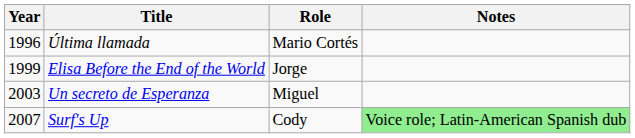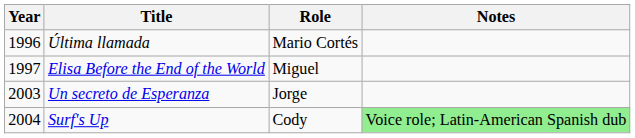(24, 68) 1999 -> (24, 68) 1997
(290, 68) Jorge -> (296, 68) Miguel
(296, 94) Miguel -> (290, 94) Jorge
(24, 119) 2007 -> (24, 119) 2004
